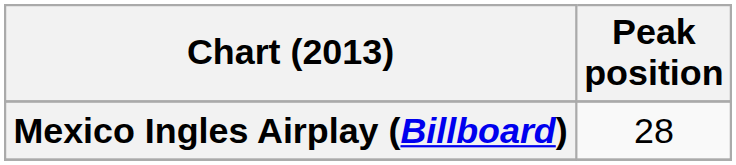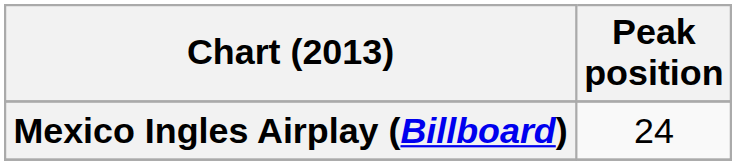(654, 130) 28 -> (654, 130) 24
